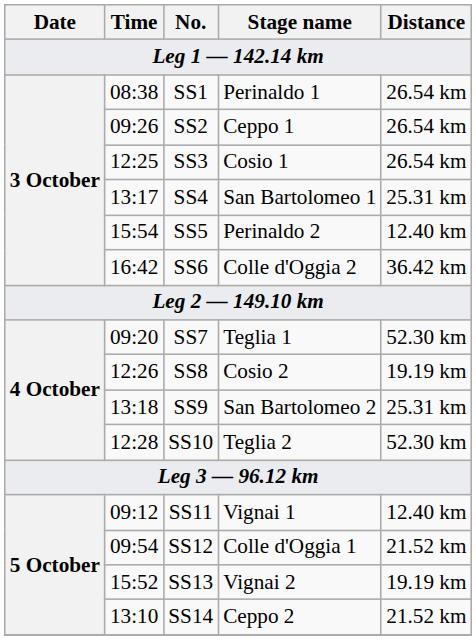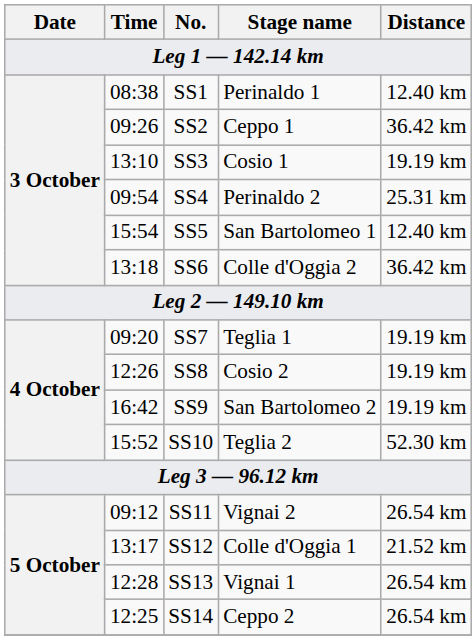(426, 91) 26.54 km -> (426, 91) 12.40 km
(426, 126) 26.54 km -> (426, 126) 36.42 km
(134, 161) 12:25 -> (134, 161) 13:10
(426, 161) 26.54 km -> (426, 161) 19.19 km
(134, 196) 13:17 -> (134, 196) 09:54
(300, 196) San Bartolomeo 1 -> (272, 196) Perinaldo 2
(272, 231) Perinaldo 2 -> (300, 231) San Bartolomeo 1
(134, 266) 16:42 -> (134, 266) 13:18
(426, 336) 52.30 km -> (426, 336) 19.19 km
(134, 406) 13:18 -> (134, 406) 16:42
(426, 406) 25.31 km -> (426, 406) 19.19 km
(134, 441) 12:28 -> (134, 441) 15:52
(259, 511) Vignai 1 -> (259, 511) Vignai 2
(426, 511) 12.40 km -> (426, 511) 26.54 km
(134, 546) 09:54 -> (134, 546) 13:17
(134, 581) 15:52 -> (134, 581) 12:28
(259, 581) Vignai 2 -> (259, 581) Vignai 1
(426, 581) 19.19 km -> (426, 581) 26.54 km
(134, 616) 13:10 -> (134, 616) 12:25
(426, 616) 21.52 km -> (426, 616) 26.54 km
